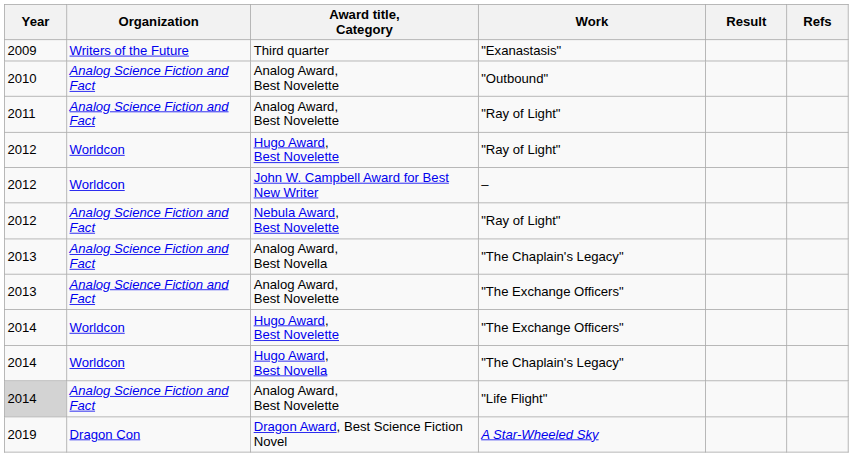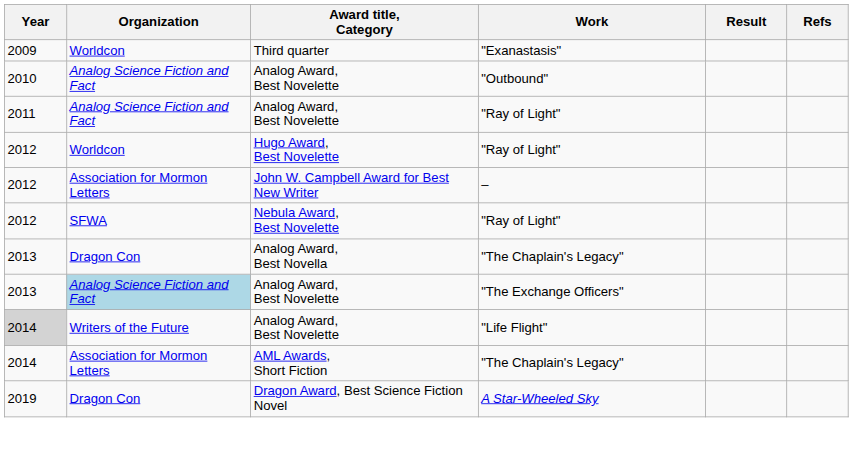(129, 50) Writers of the Future -> (97, 50) Worldcon
(97, 185) Worldcon -> (138, 185) Association for Mormon Letters
(149, 220) Analog Science Fiction and Fact -> (88, 220) SFWA
(149, 256) Analog Science Fiction and Fact -> (105, 256) Dragon Con
(149, 292) no background -> (149, 292) lightblue background
- row: (296, 327)
- row: (291, 363)
(149, 398) Analog Science Fiction and Fact -> (129, 327) Writers of the Future
+ row: (292, 363)
